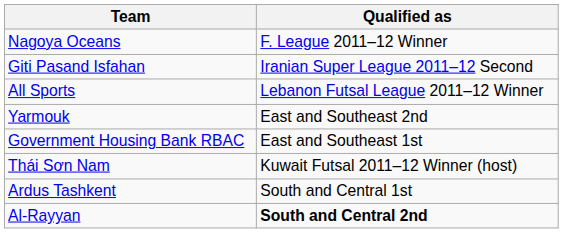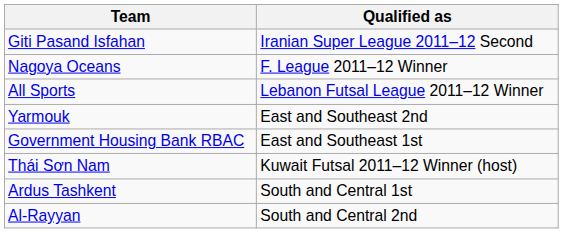rows swapped: (77, 66) <-> (64, 41)
(344, 215) bold -> (339, 215) normal
